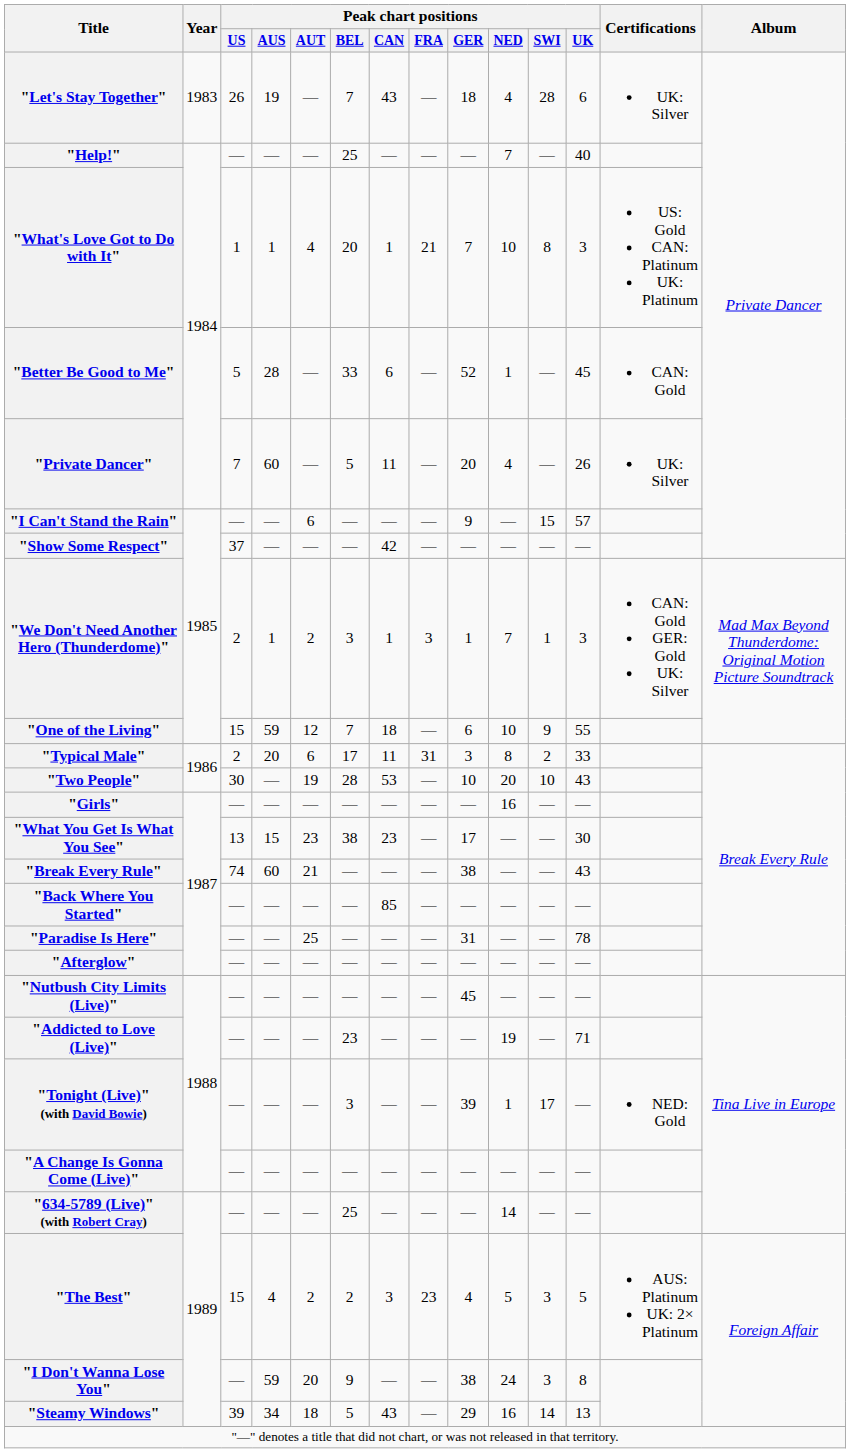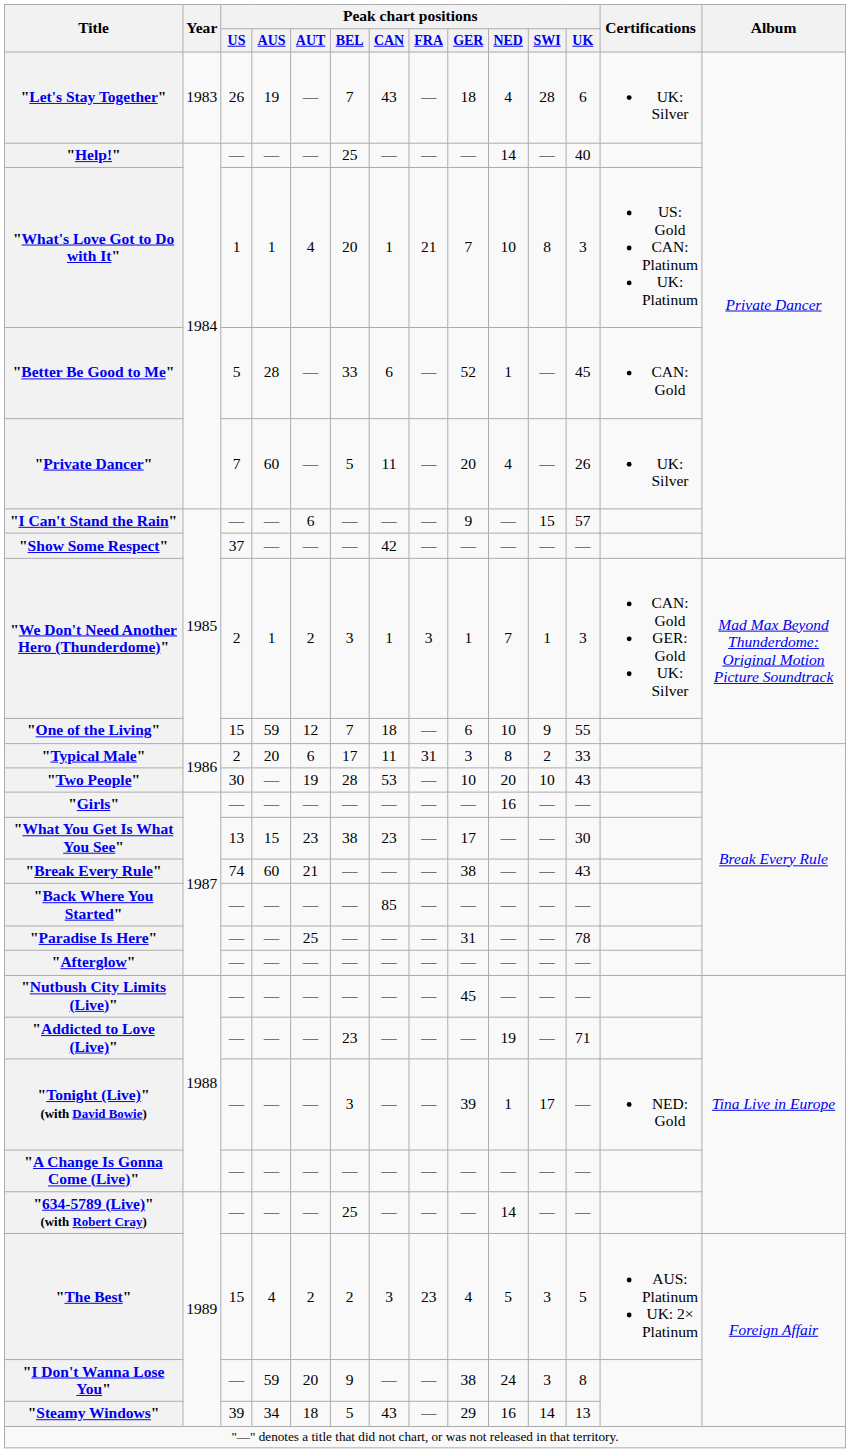(508, 155) 7 -> (508, 155) 14
